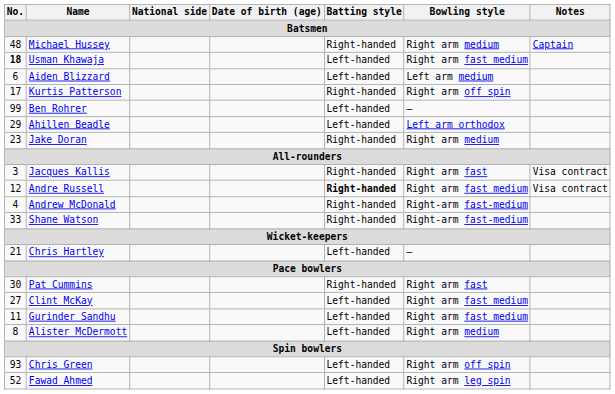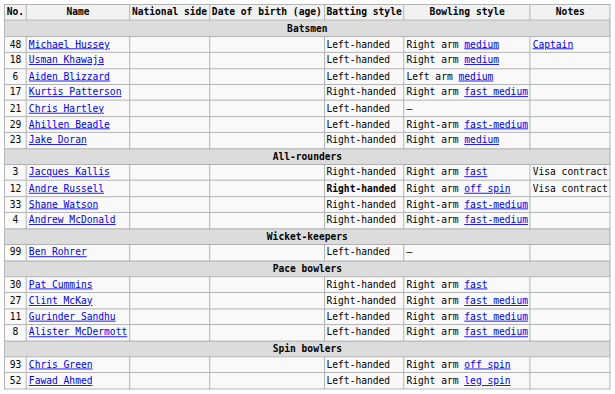(361, 45) Right-handed -> (358, 45) Left-handed
(15, 61) bold -> (15, 61) normal
(467, 61) Right arm fast medium -> (453, 61) Right arm medium
(459, 93) Right arm off spin -> (467, 93) Right arm fast medium
rows swapped: (58, 109) <-> (66, 253)
(456, 125) Left arm orthodox -> (467, 125) Right-arm fast-medium
(467, 189) Right arm fast medium -> (459, 189) Right arm off spin
rows swapped: (72, 205) <-> (64, 221)
(358, 301) Left-handed -> (361, 301) Right-handed
(453, 333) Right arm medium -> (467, 333) Right arm fast medium
